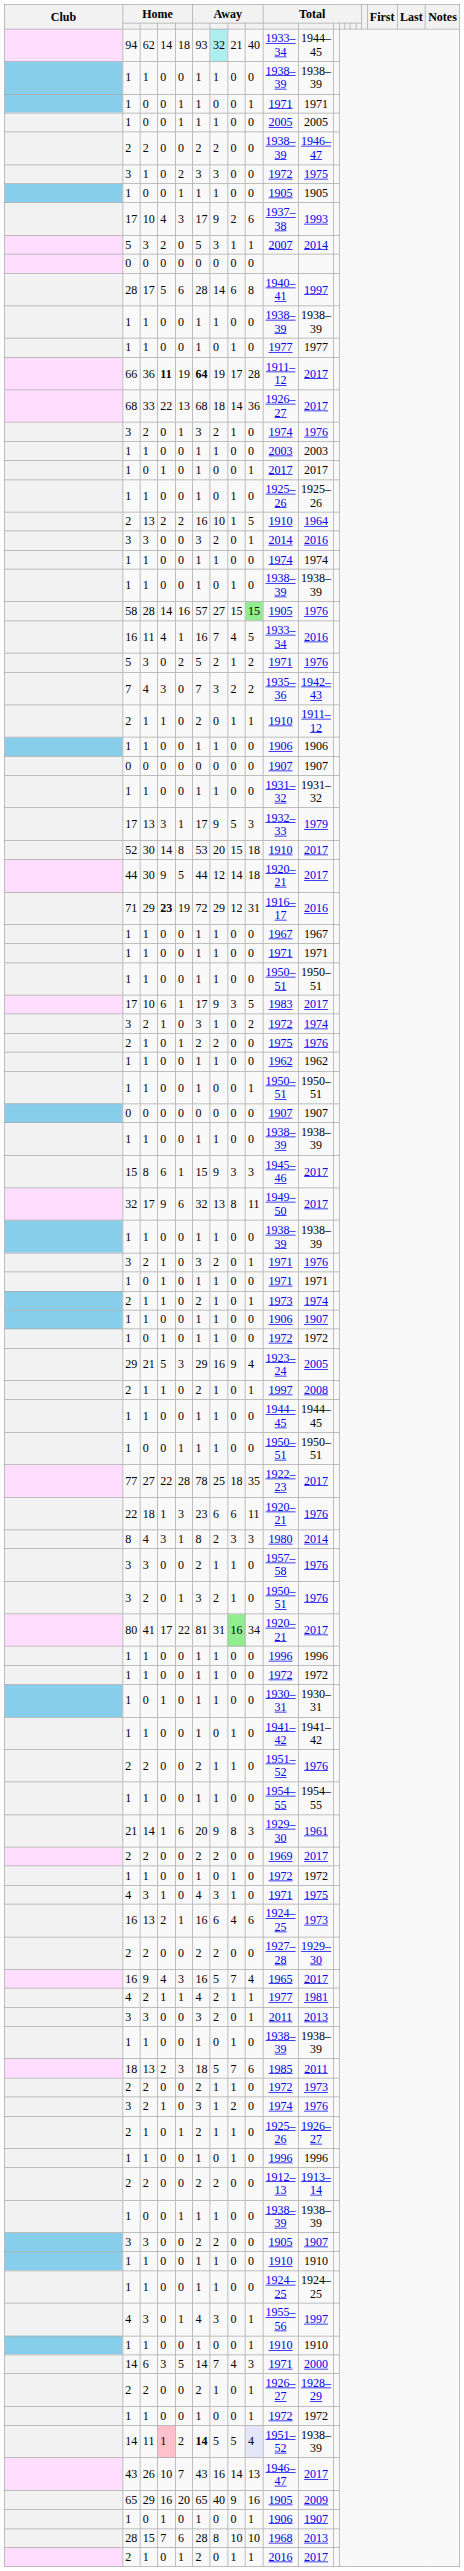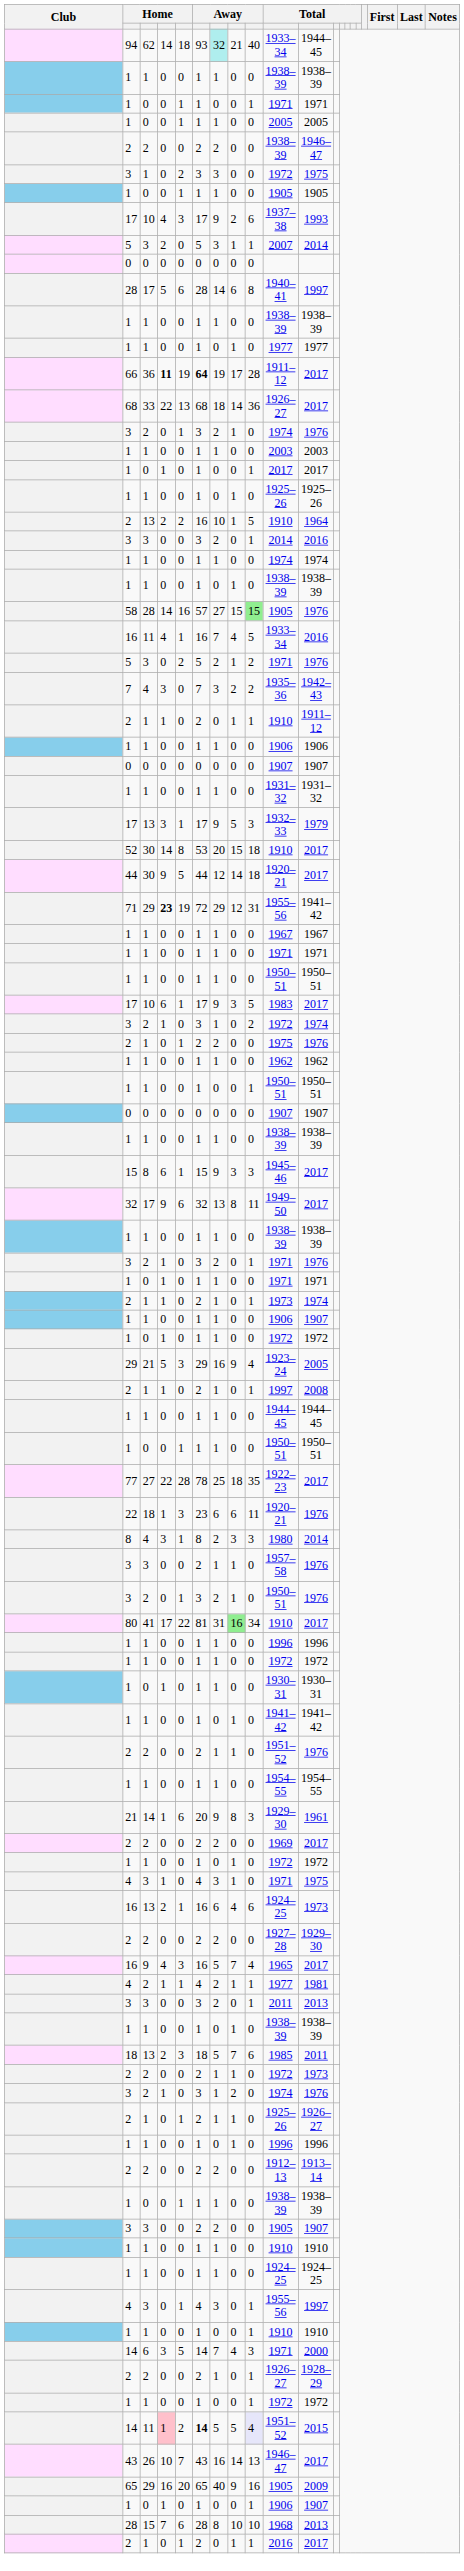(281, 908) 1916–17 -> (281, 908) 1955–56
(316, 908) 2016 -> (316, 908) 1941–42
(281, 1630) 1920–21 -> (281, 1623) 1910
(316, 2441) 1938–39 -> (316, 2428) 2015
